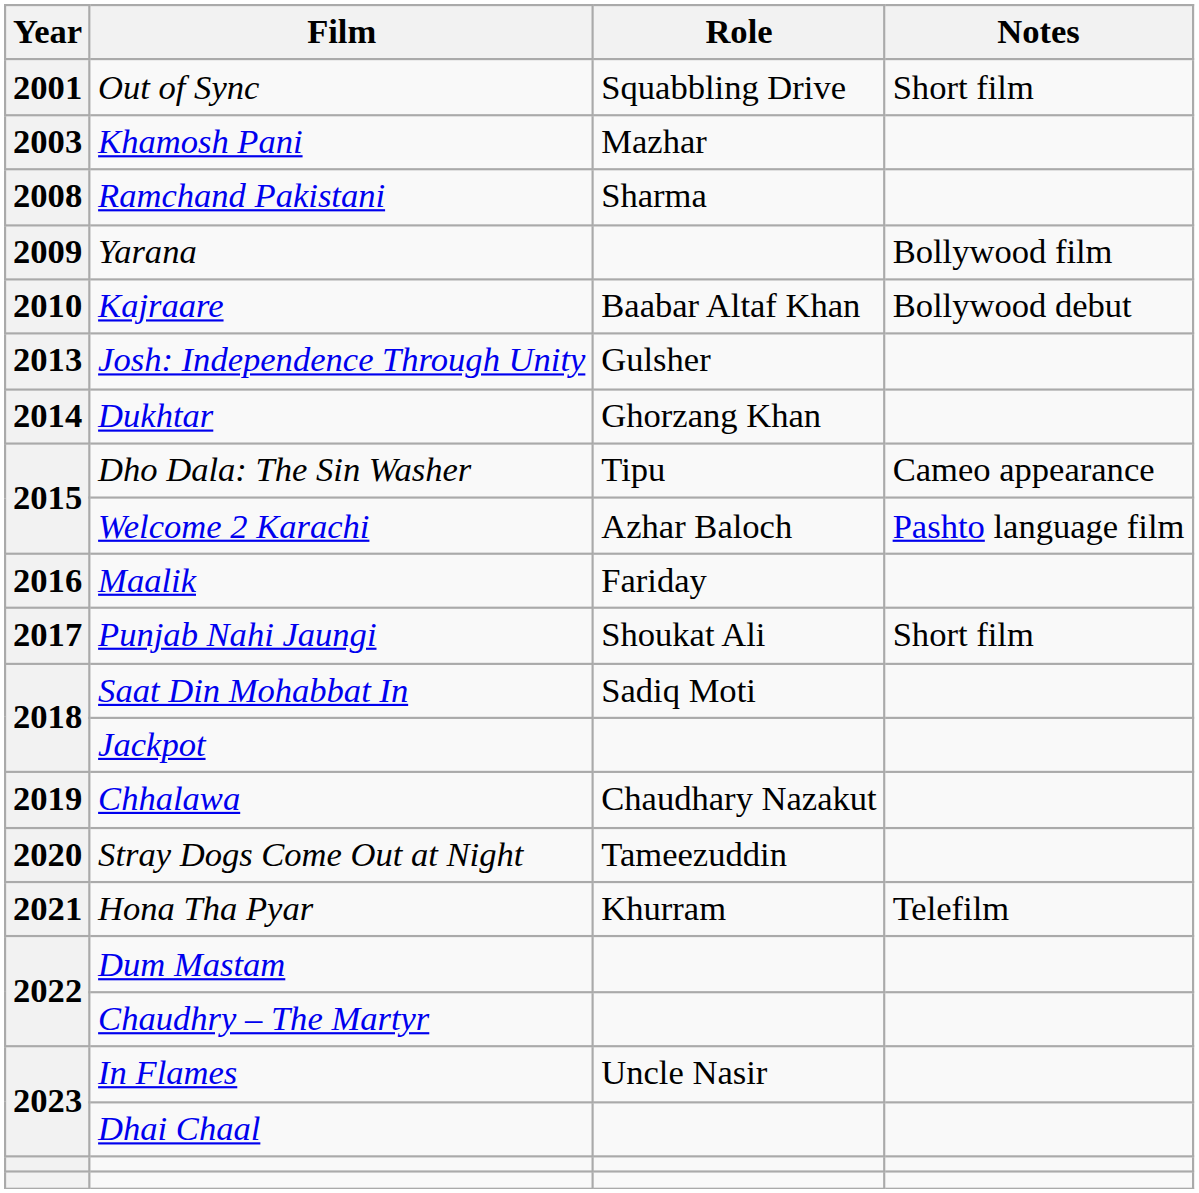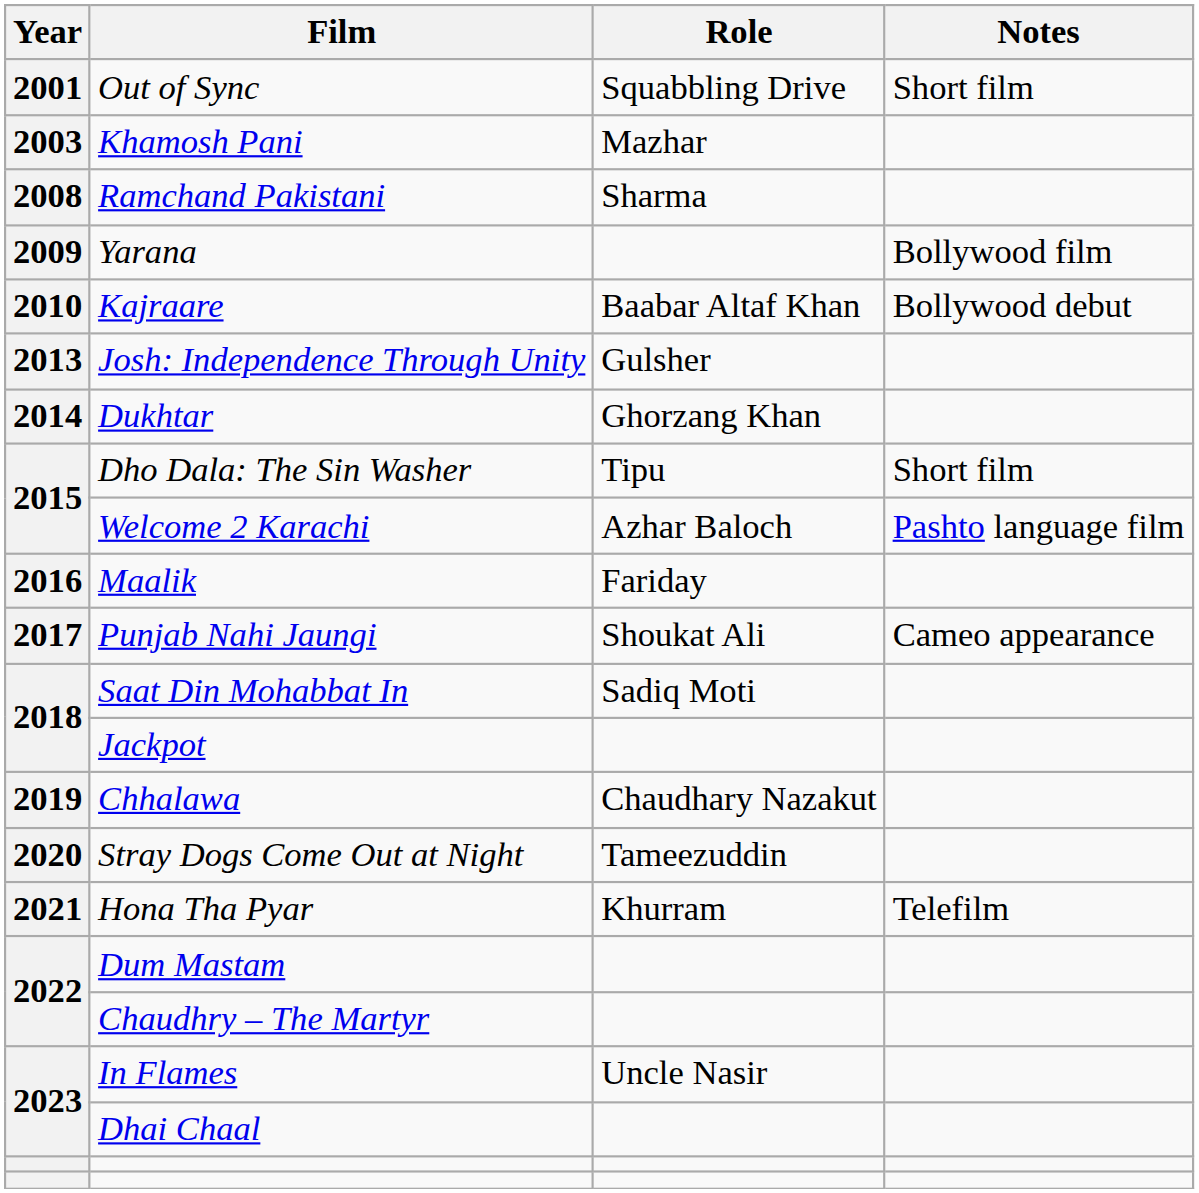(1024, 470) Cameo appearance -> (963, 470) Short film
(963, 634) Short film -> (1024, 634) Cameo appearance
